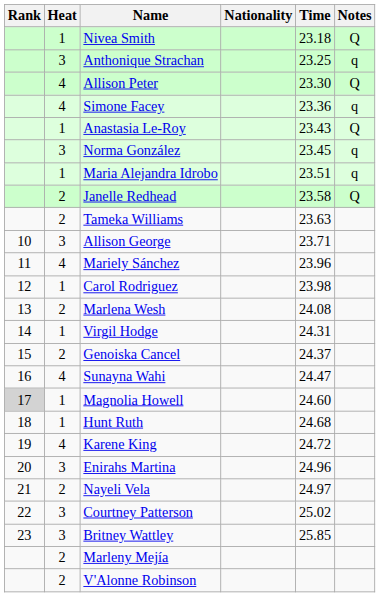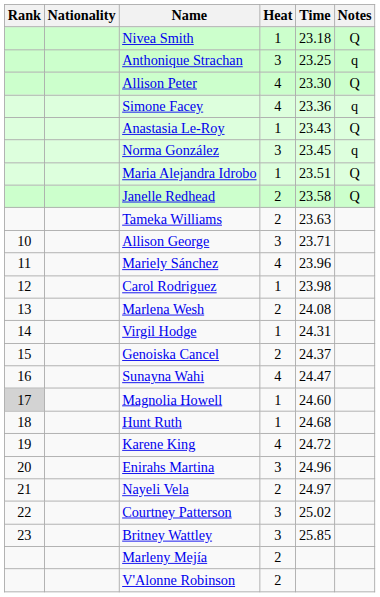columns swapped: (62, 15) <-> (258, 15)
(355, 173) q -> (355, 173) Q
